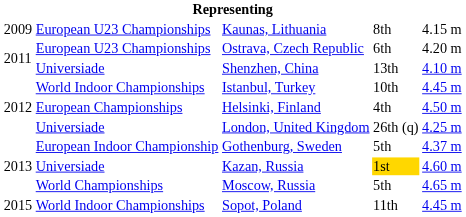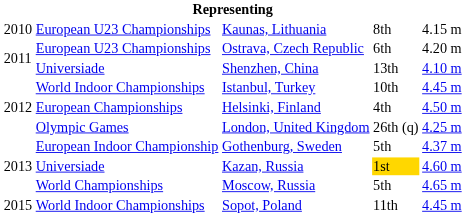(18, 29) 2009 -> (18, 29) 2010
(70, 127) Universiade -> (82, 127) Olympic Games
